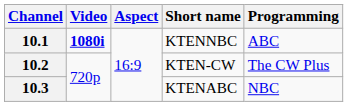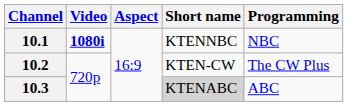(263, 40) ABC -> (263, 40) NBC
(201, 88) no background -> (201, 88) lightgrey background
(263, 88) NBC -> (263, 88) ABC
